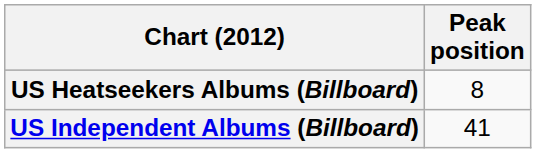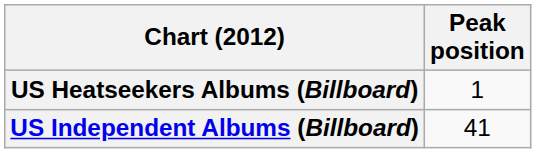(477, 89) 8 -> (477, 89) 1
